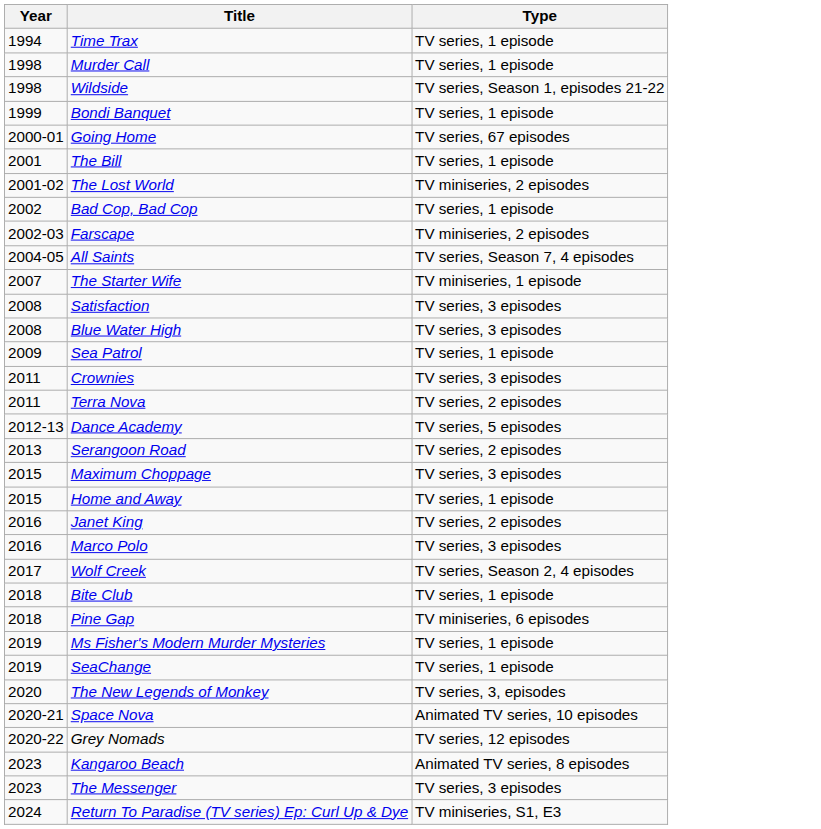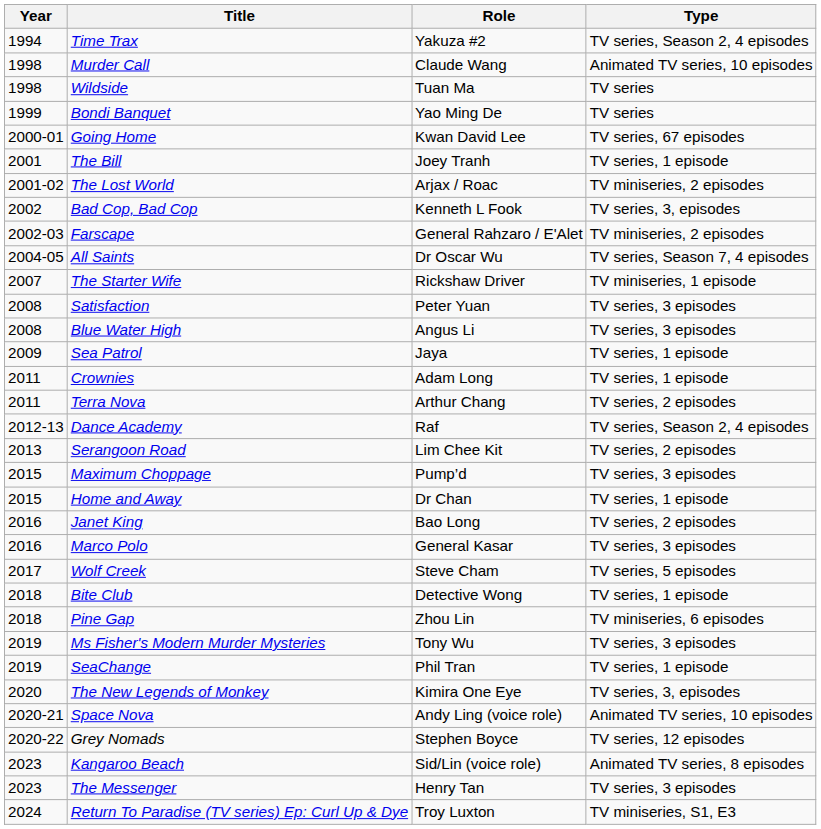+ column: (499, 16)
(484, 40) TV series, 1 episode -> (699, 40) TV series, Season 2, 4 episodes
(484, 64) TV series, 1 episode -> (701, 64) Animated TV series, 10 episodes
(540, 88) TV series, Season 1, episodes 21-22 -> (622, 88) TV series
(484, 112) TV series, 1 episode -> (622, 112) TV series
(484, 209) TV series, 1 episode -> (665, 209) TV series, 3, episodes
(488, 378) TV series, 3 episodes -> (659, 378) TV series, 1 episode
(488, 426) TV series, 5 episodes -> (699, 426) TV series, Season 2, 4 episodes
(525, 570) TV series, Season 2, 4 episodes -> (663, 570) TV series, 5 episodes
(484, 643) TV series, 1 episode -> (663, 643) TV series, 3 episodes
